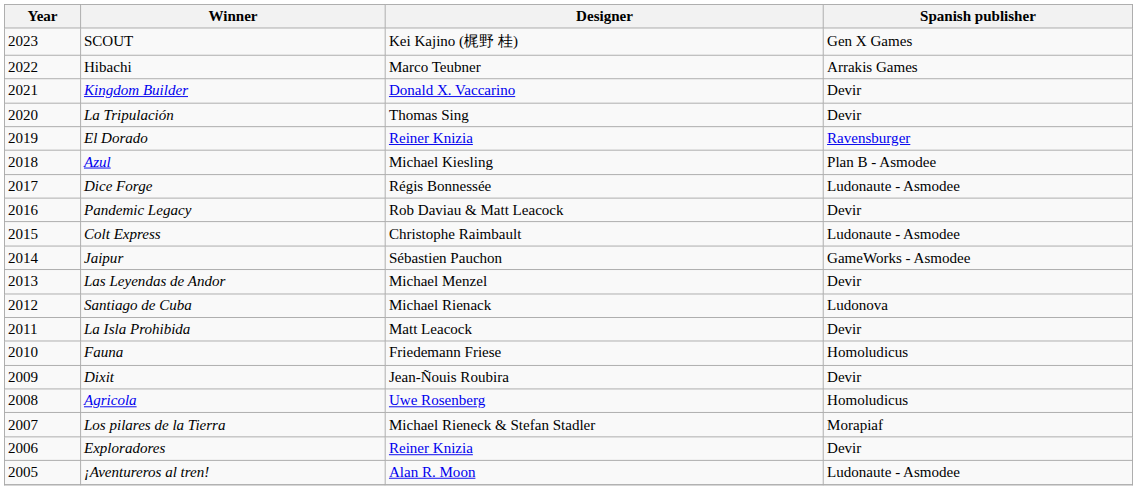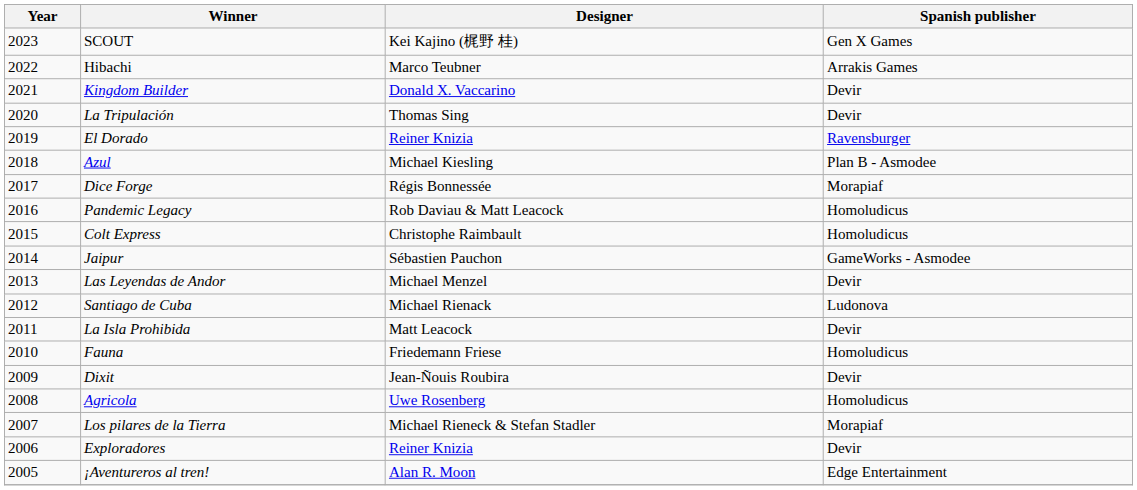(893, 186) Ludonaute - Asmodee -> (855, 186) Morapiaf
(844, 210) Devir -> (868, 210) Homoludicus
(893, 233) Ludonaute - Asmodee -> (868, 233) Homoludicus
(893, 472) Ludonaute - Asmodee -> (887, 472) Edge Entertainment
